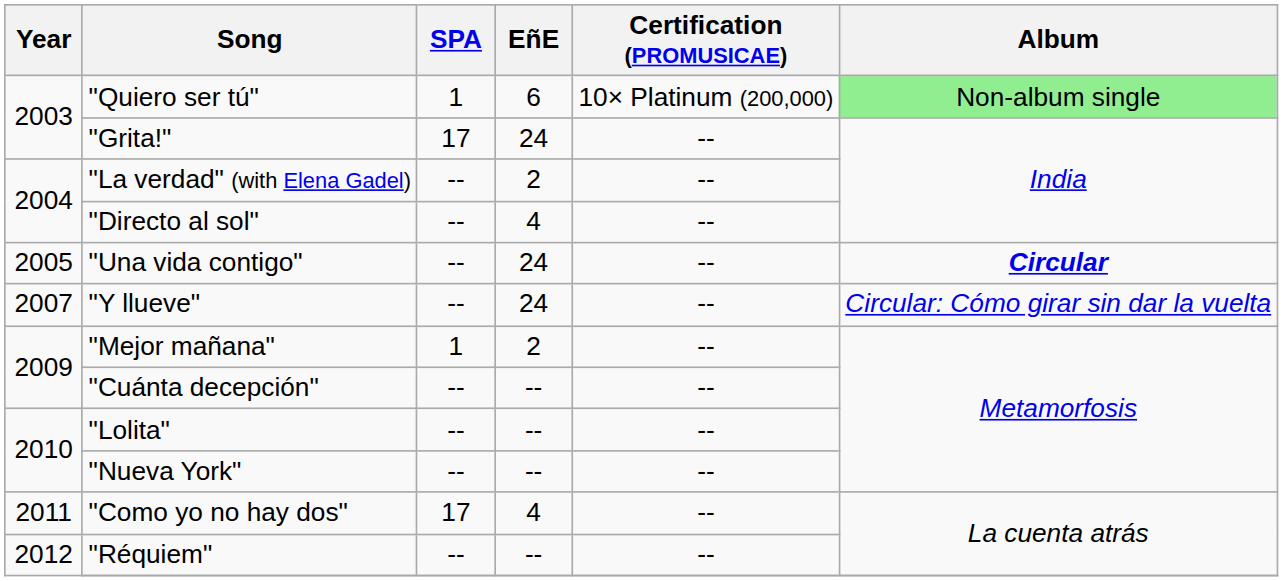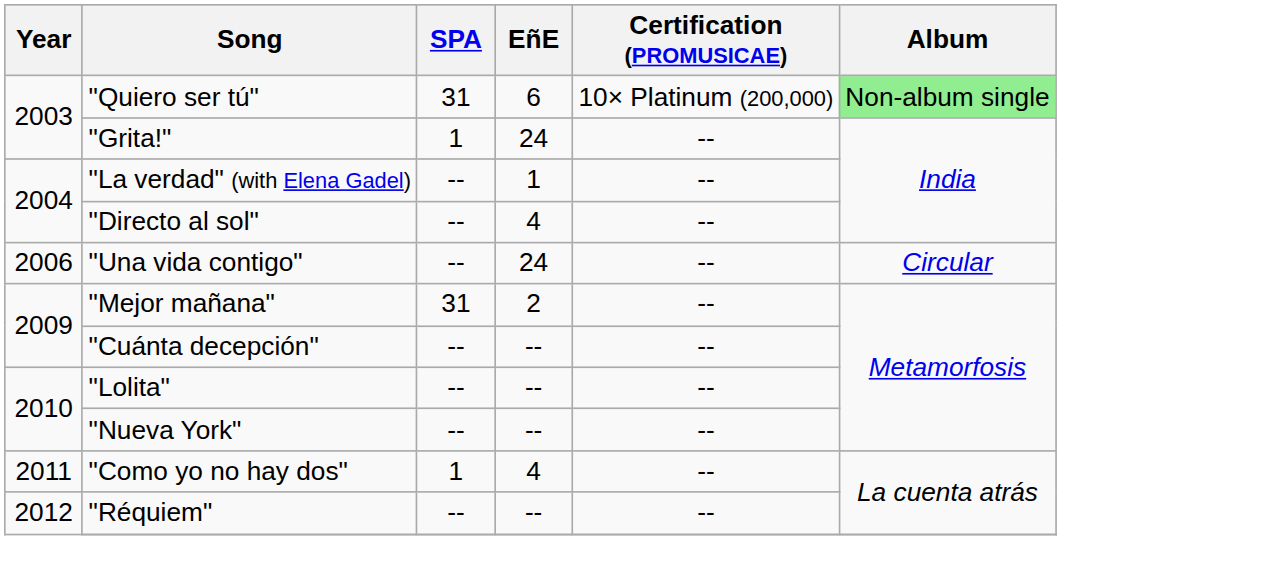(456, 96) 1 -> (456, 96) 31
(456, 138) 17 -> (456, 138) 1
(534, 179) 2 -> (534, 179) 1
(44, 262) 2005 -> (44, 262) 2006
(1058, 262) bold -> (947, 262) normal
- row: (144, 304)
(456, 346) 1 -> (456, 304) 31
(456, 512) 17 -> (456, 470) 1
